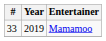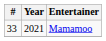(34, 28) 2019 -> (34, 28) 2021
